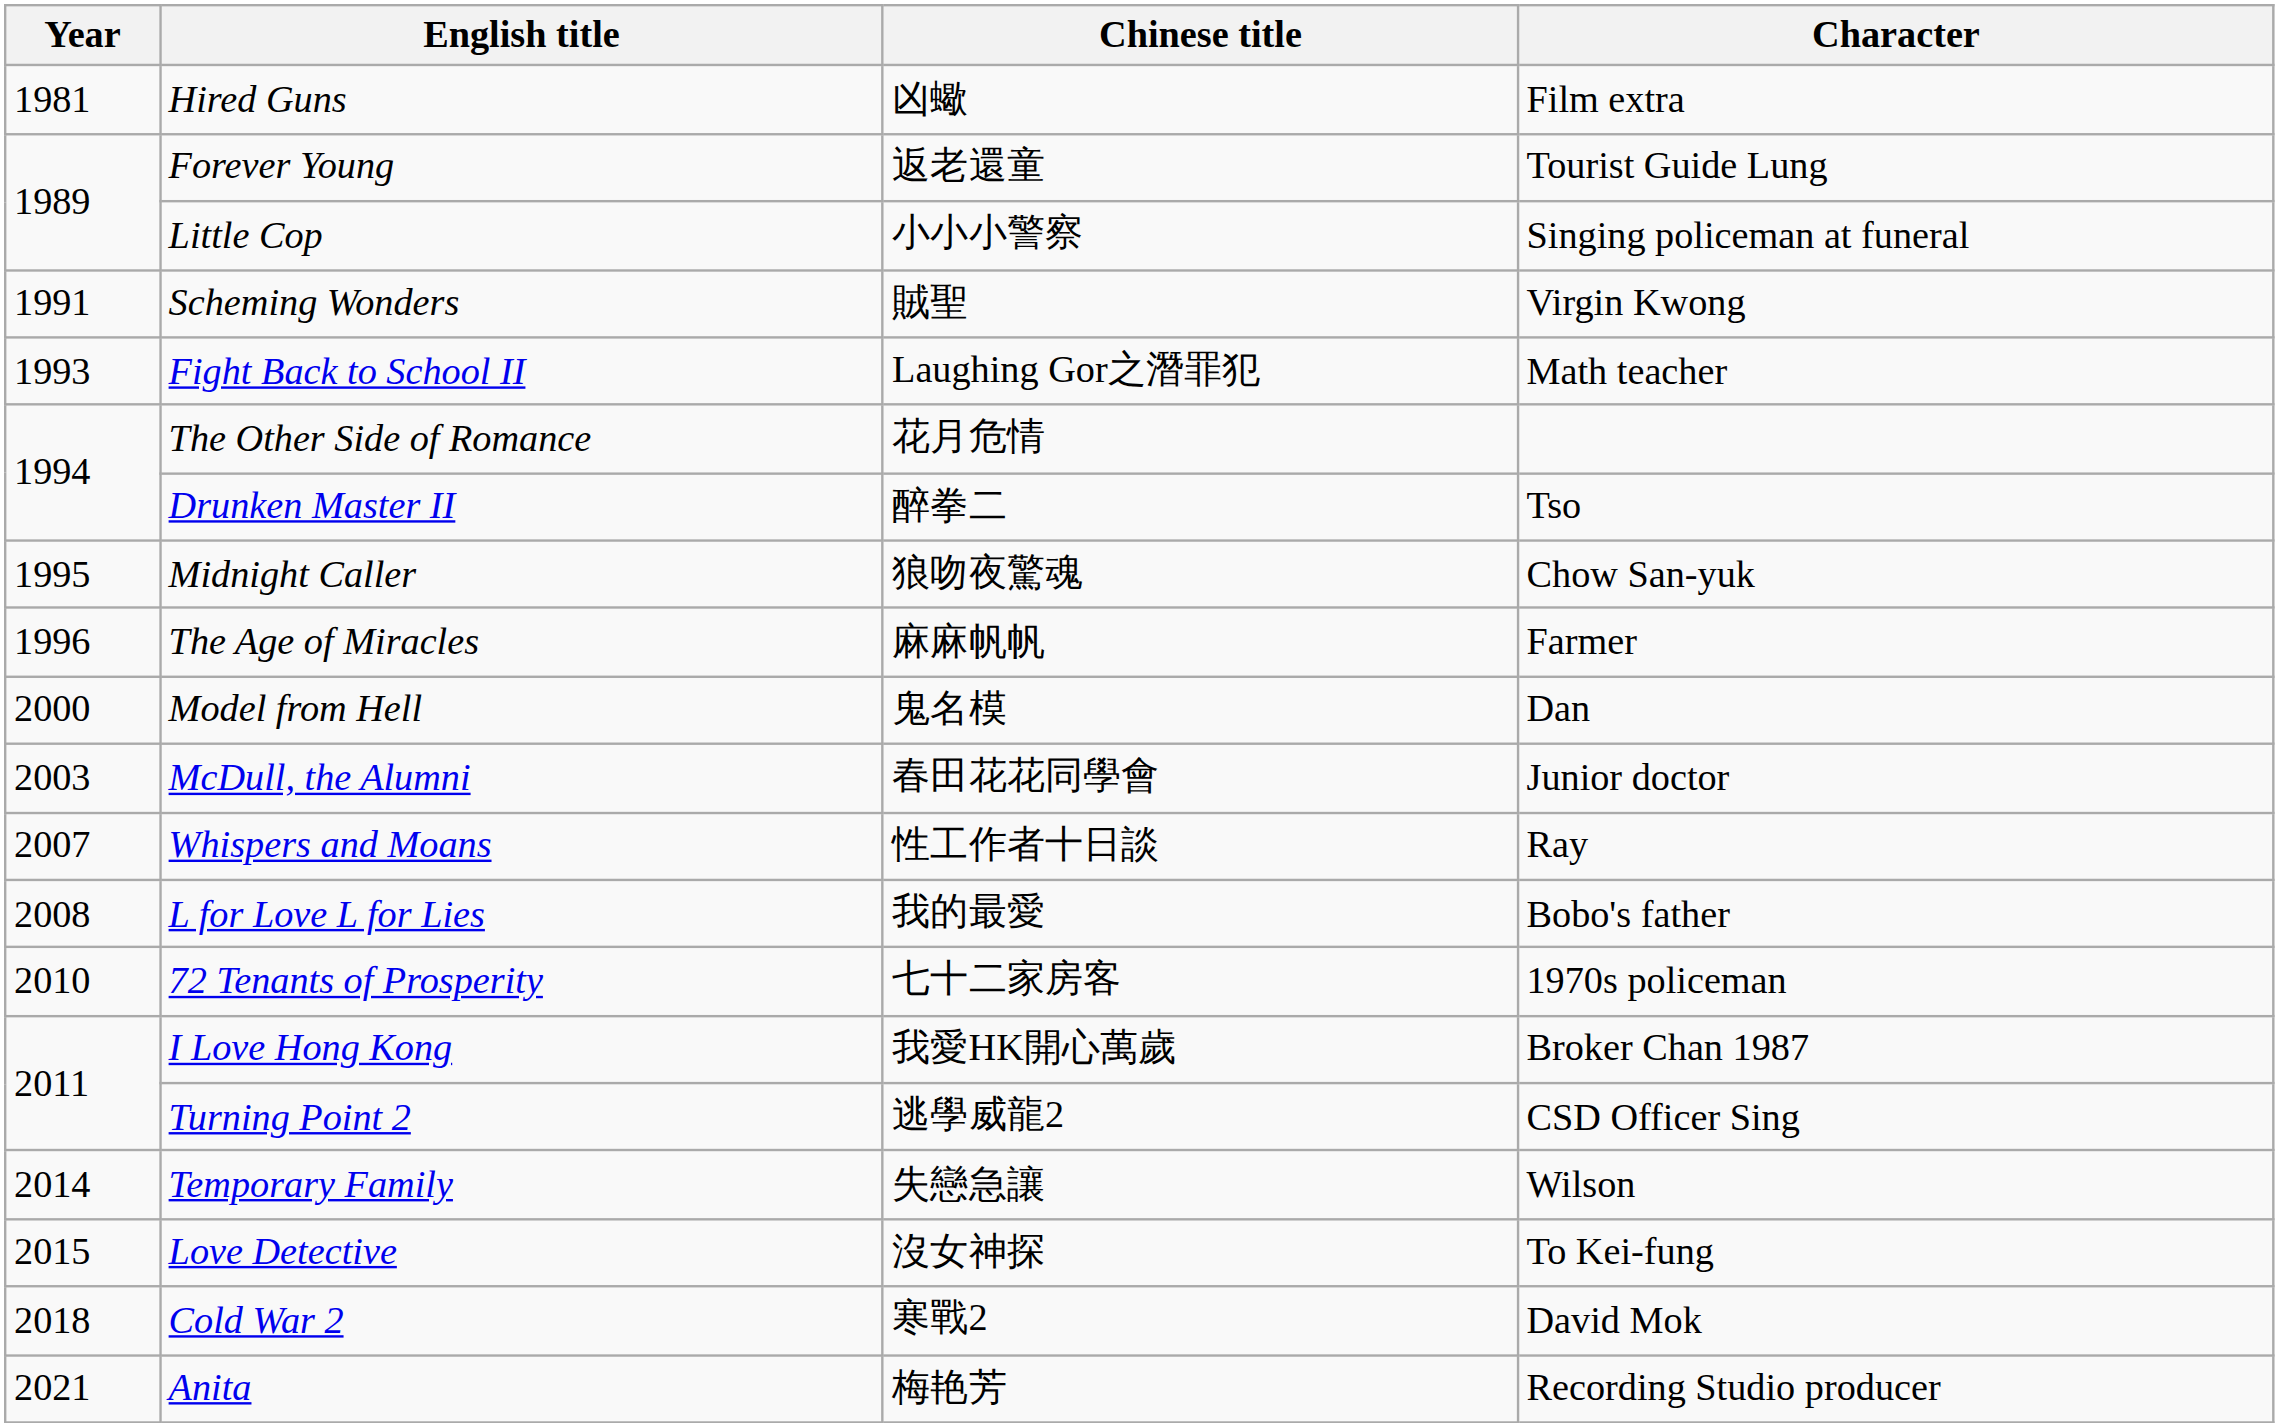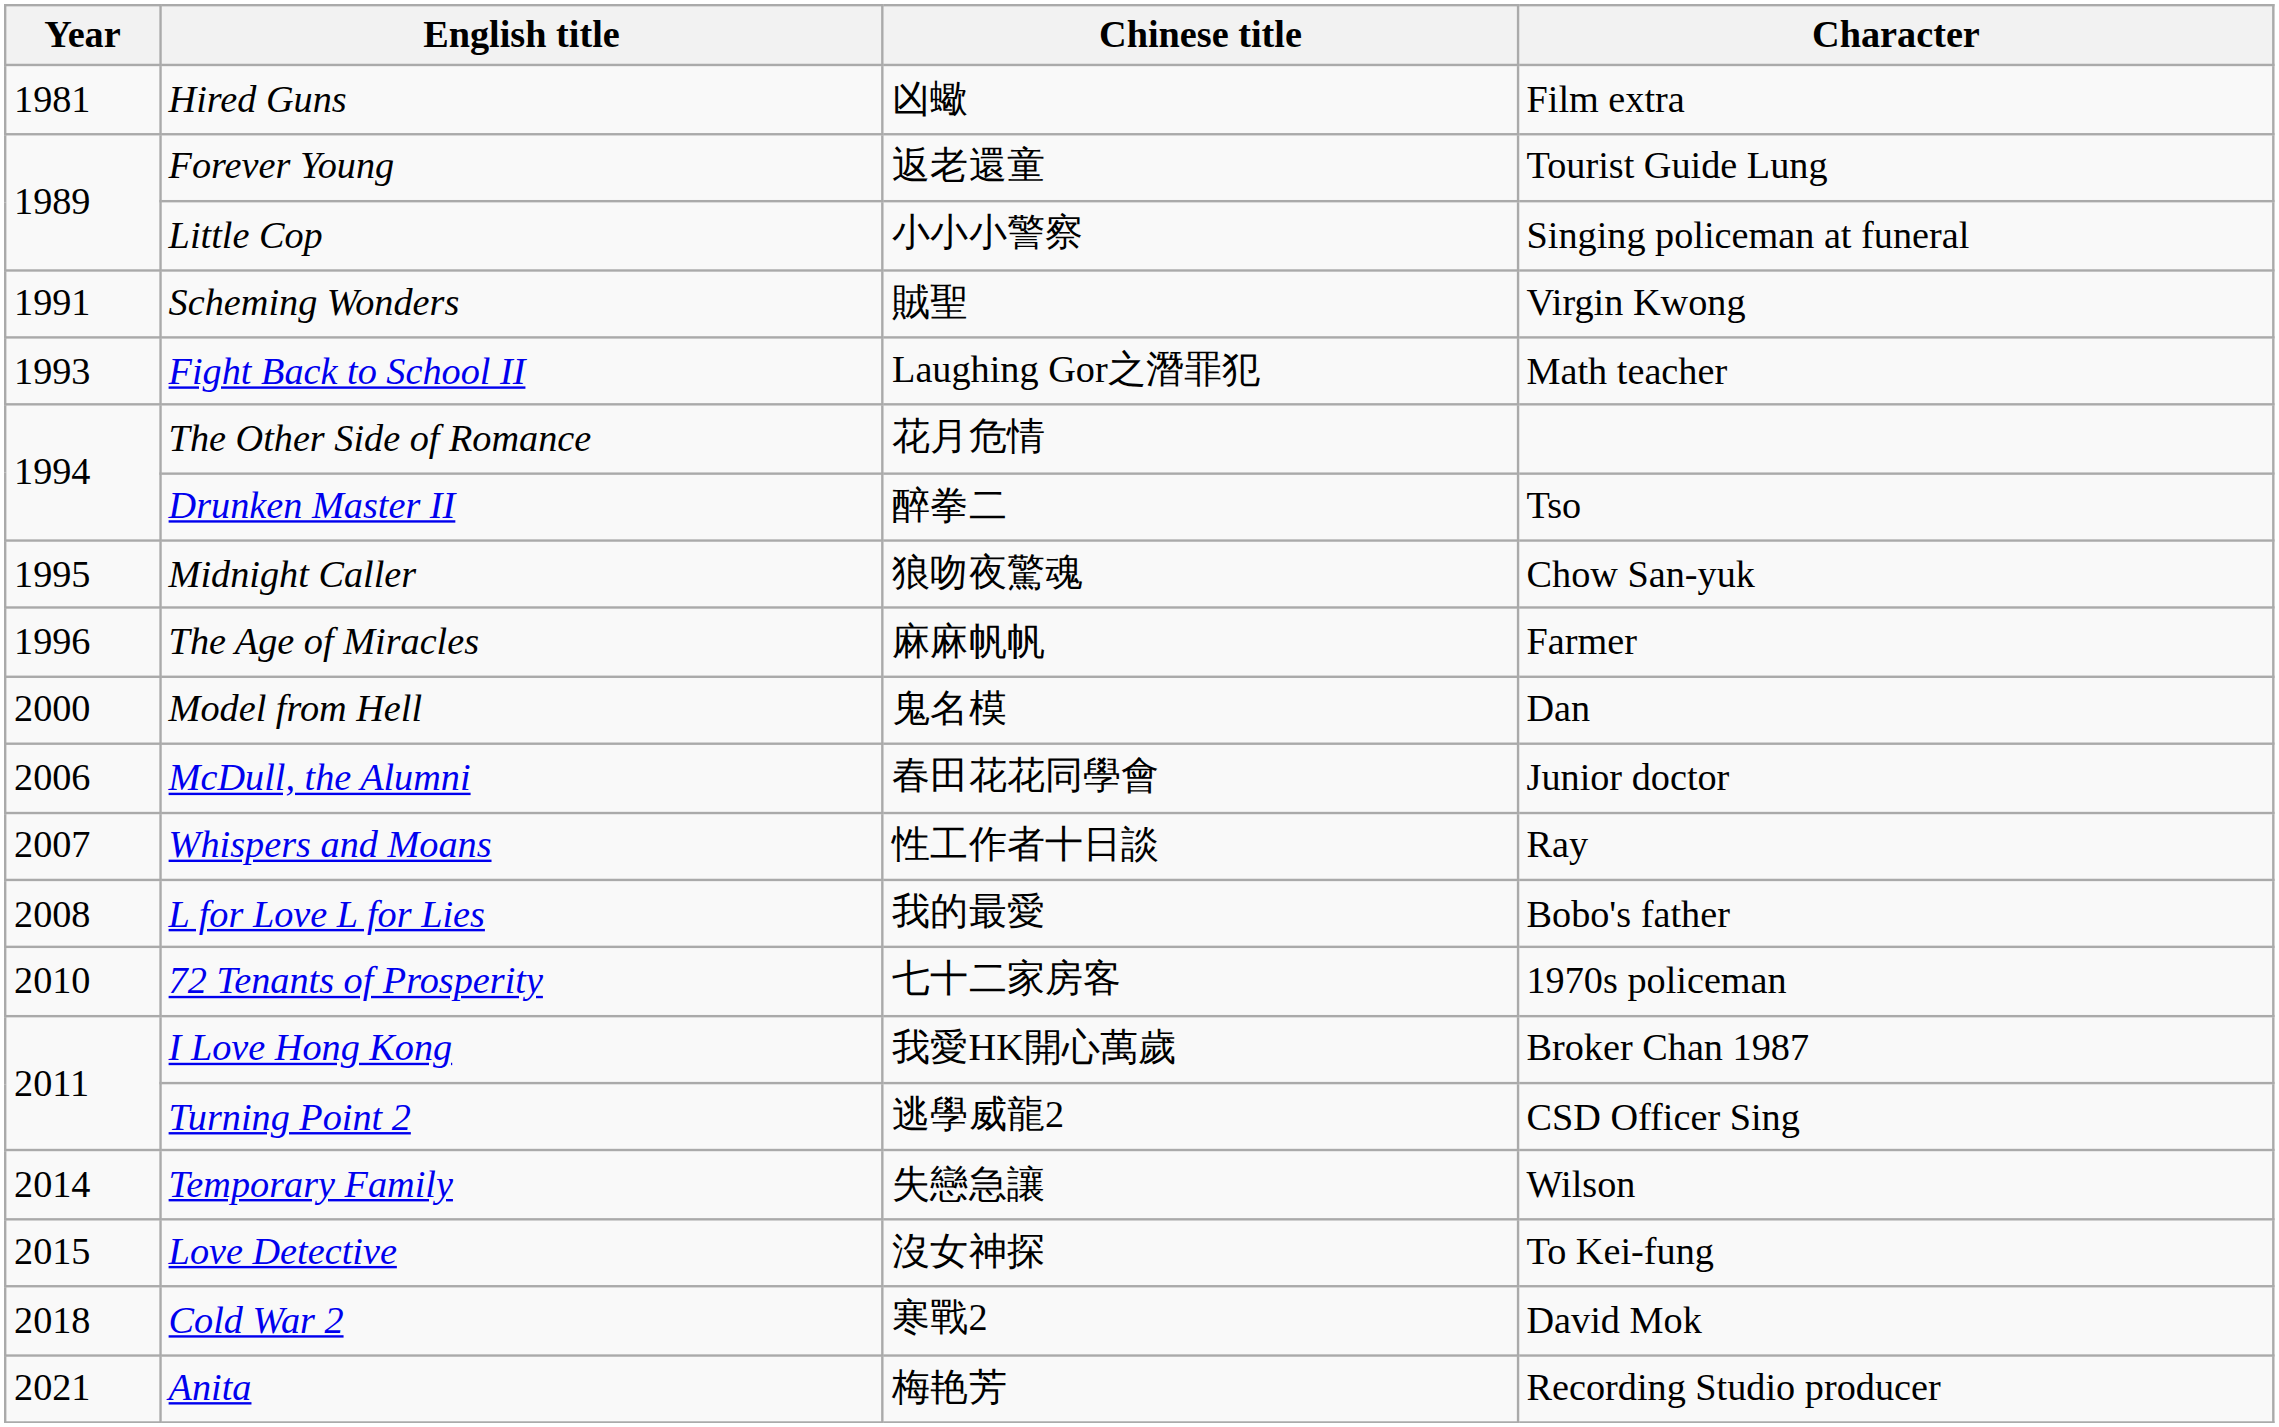(52, 777) 2003 -> (52, 777) 2006
